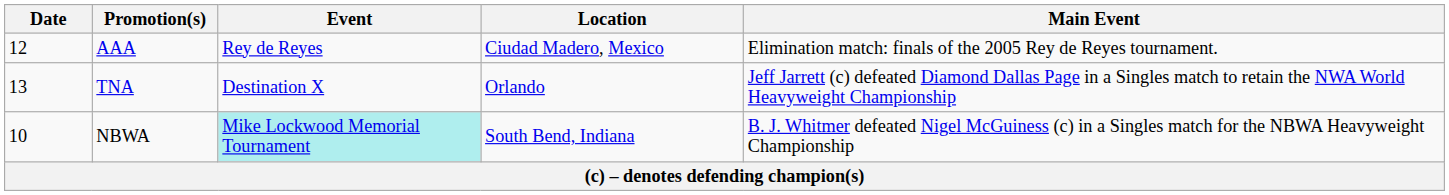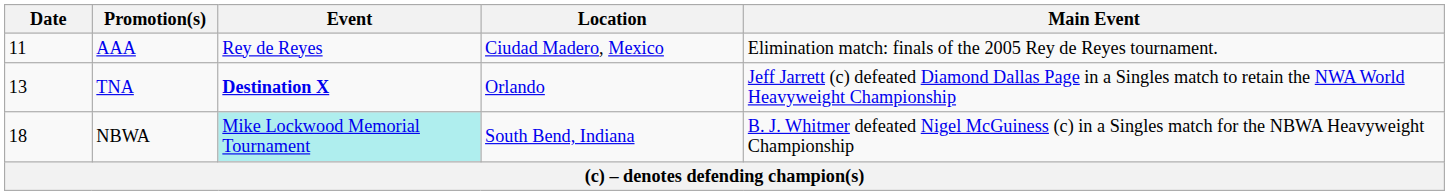(18, 47) 12 -> (18, 47) 11
(273, 87) normal -> (276, 87) bold
(18, 136) 10 -> (18, 136) 18
